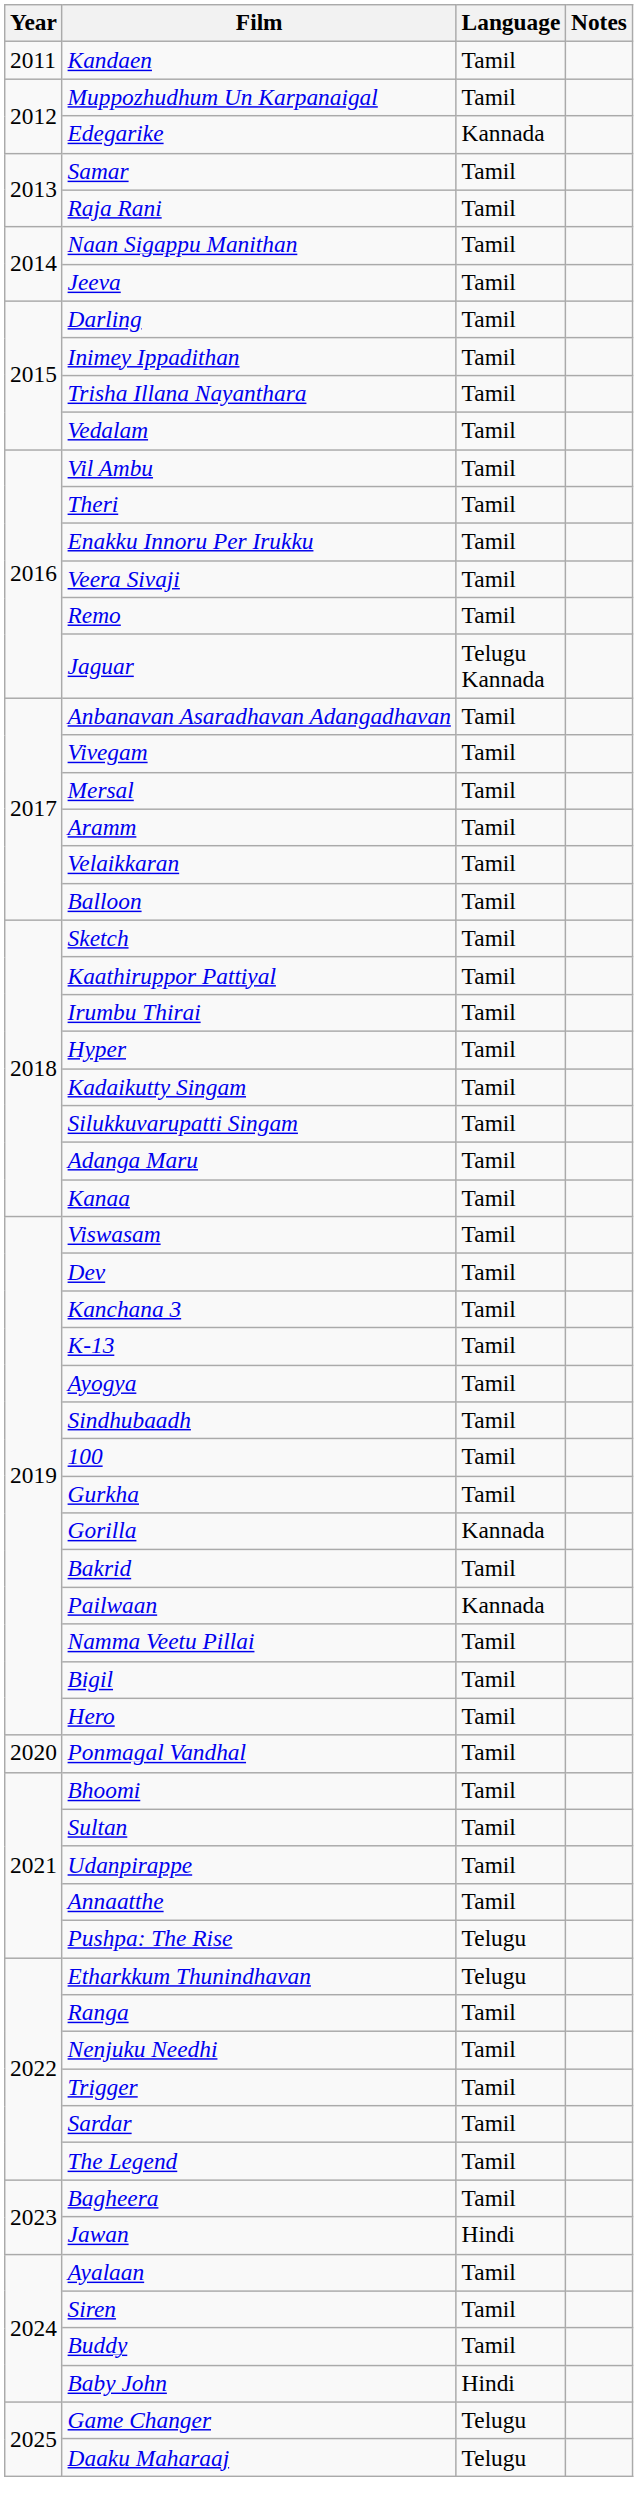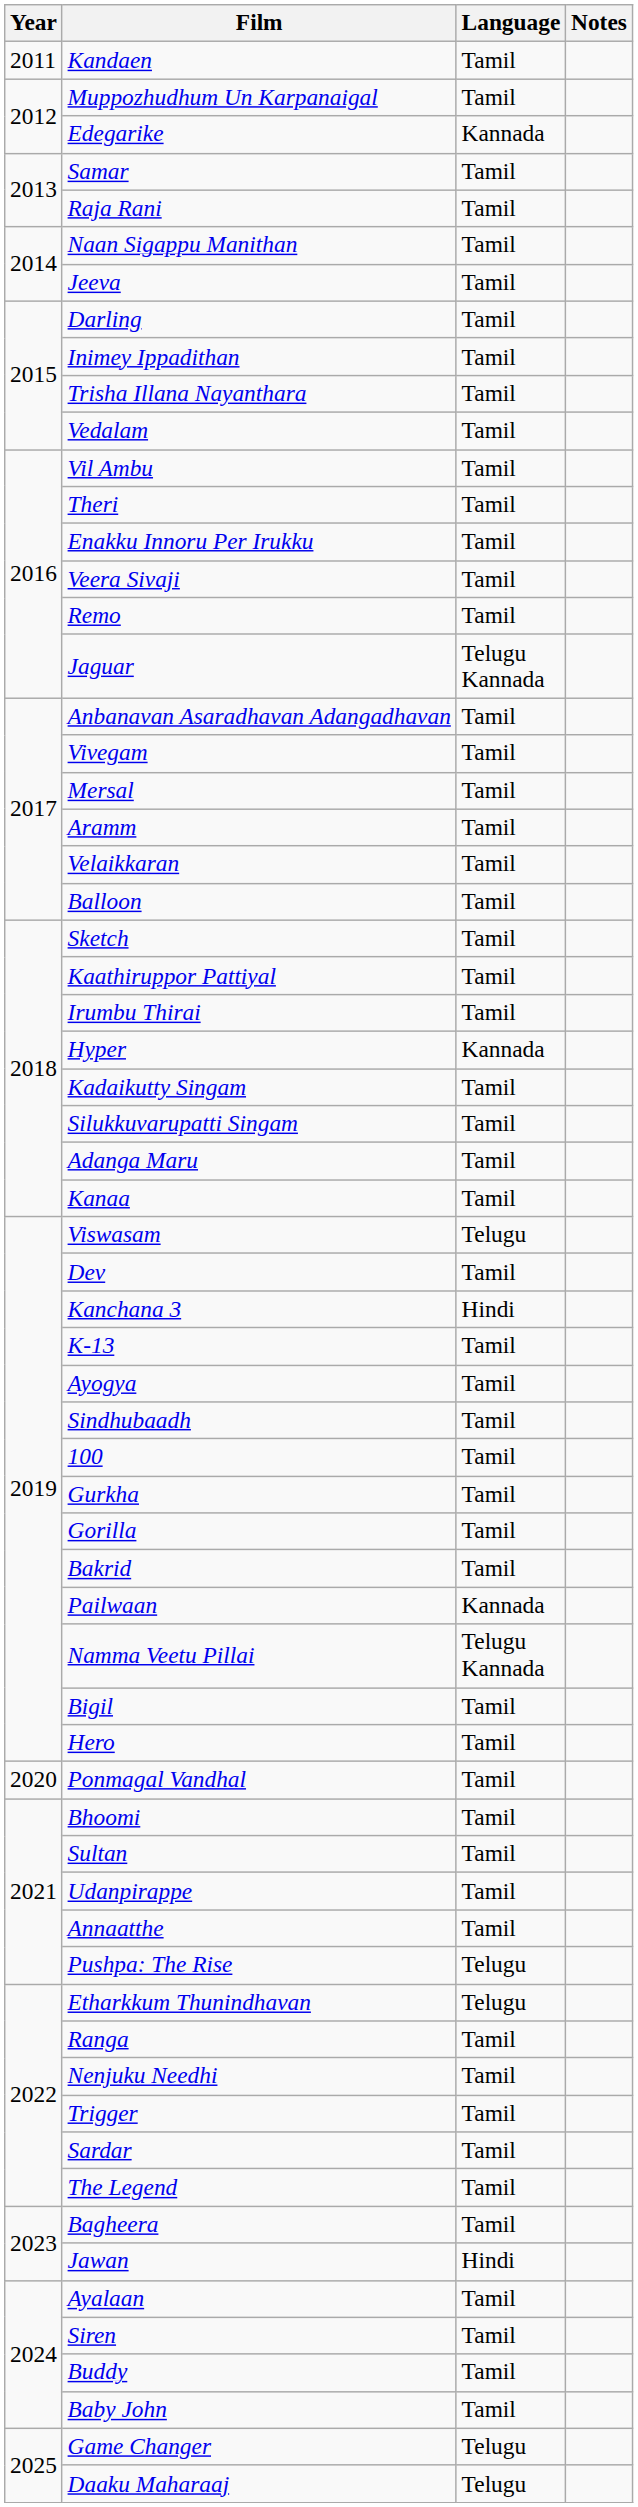(489, 1049) Tamil -> (503, 1049) Kannada
(489, 1234) Tamil -> (494, 1234) Telugu
(489, 1308) Tamil -> (488, 1308) Hindi
(503, 1531) Kannada -> (489, 1531) Tamil
(489, 1642) Tamil -> (503, 1655) Telugu Kannada
(488, 2383) Hindi -> (489, 2409) Tamil
